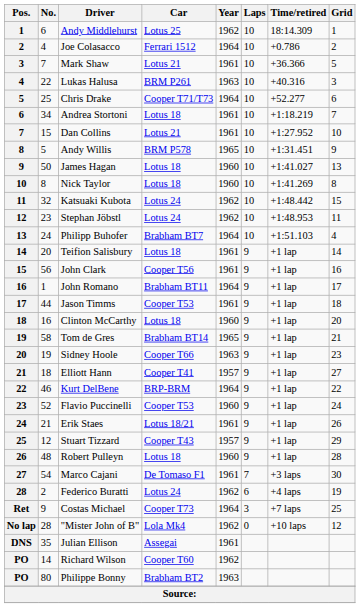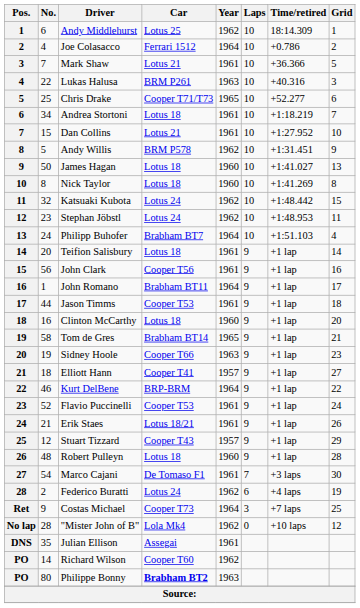(228, 98) 1964 -> (228, 98) 1965
(228, 150) 1965 -> (228, 150) 1962
(228, 406) 1960 -> (228, 406) 1961
(174, 577) normal -> (176, 577) bold
